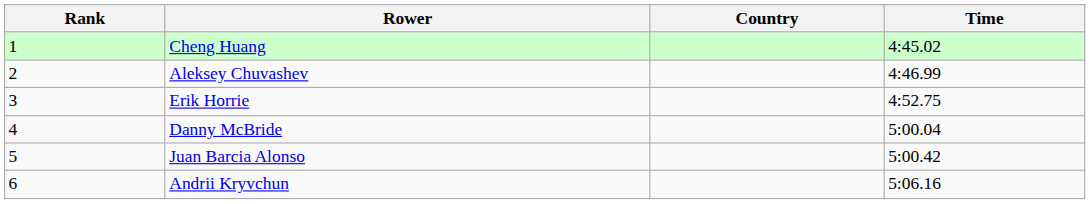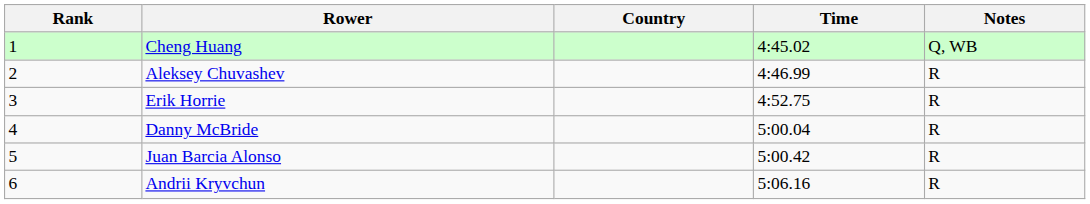+ column: (1005, 18)
